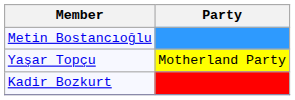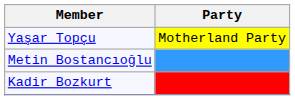rows swapped: (52, 60) <-> (80, 38)
